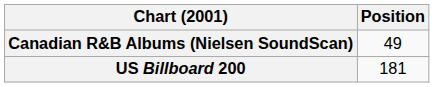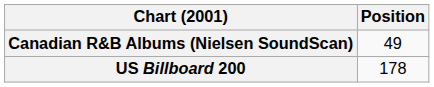(393, 69) 181 -> (393, 69) 178
